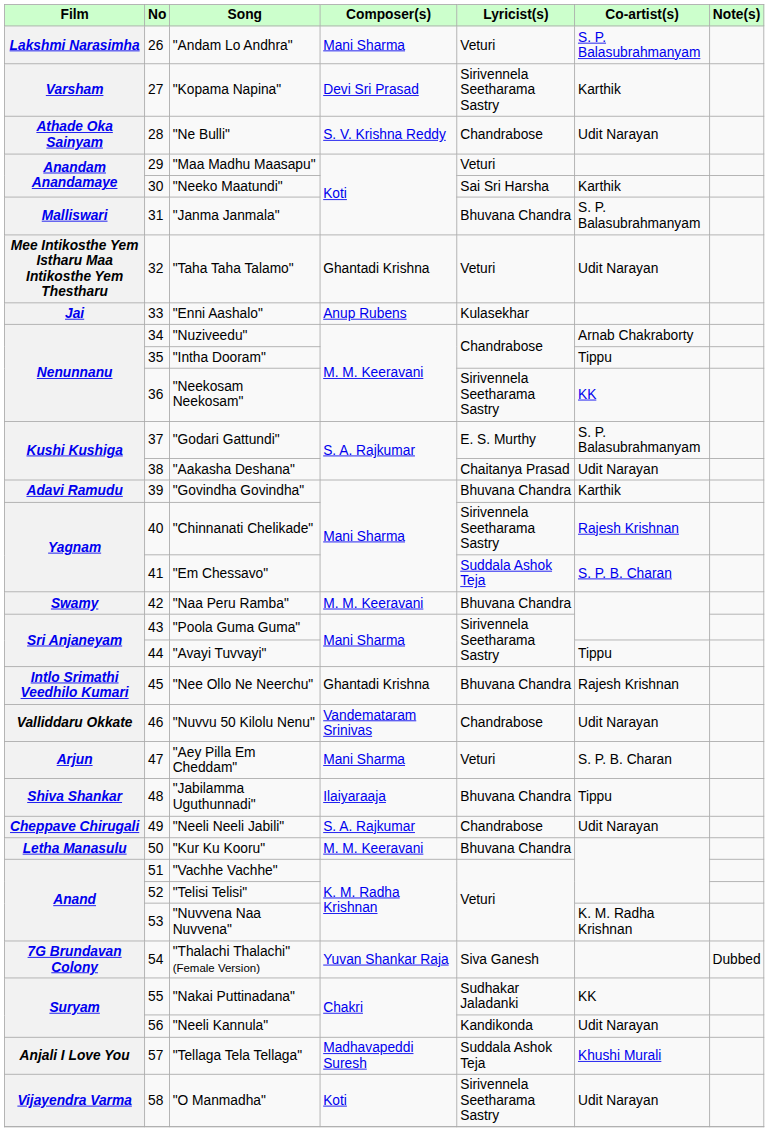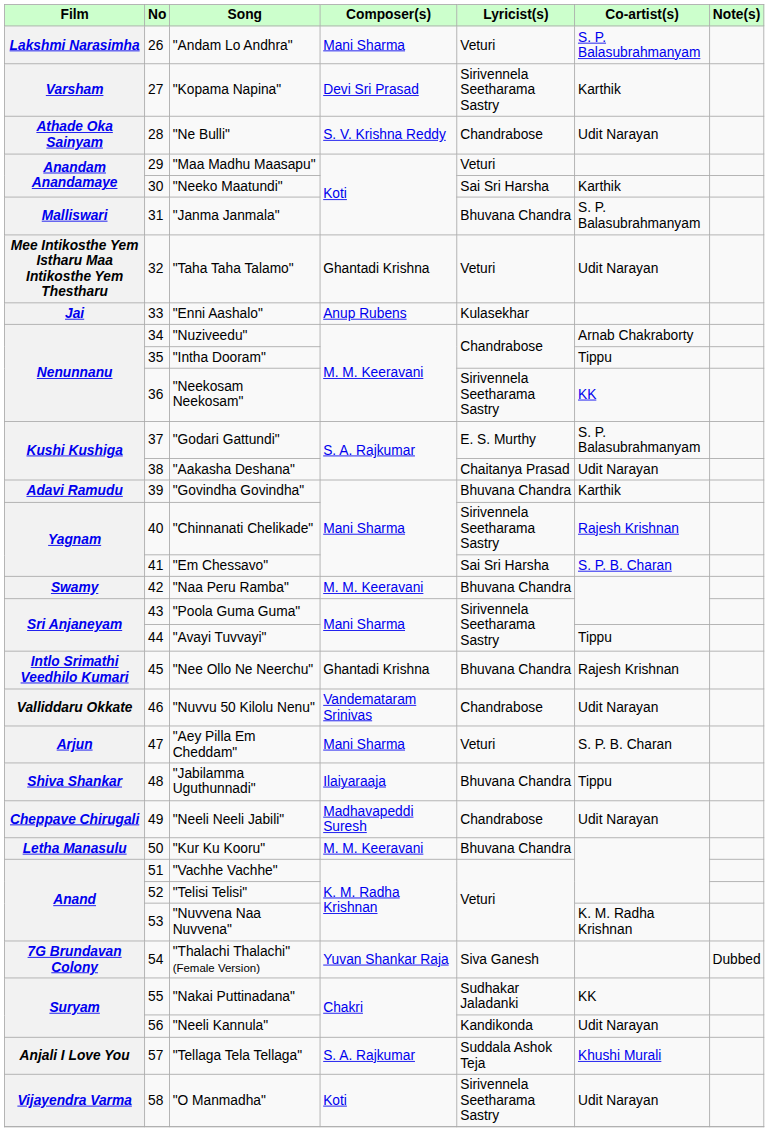(506, 573) Suddala Ashok Teja -> (505, 565) Sai Sri Harsha
(369, 826) S. A. Rajkumar -> (368, 819) Madhavapeddi Suresh
(368, 1055) Madhavapeddi Suresh -> (369, 1055) S. A. Rajkumar
